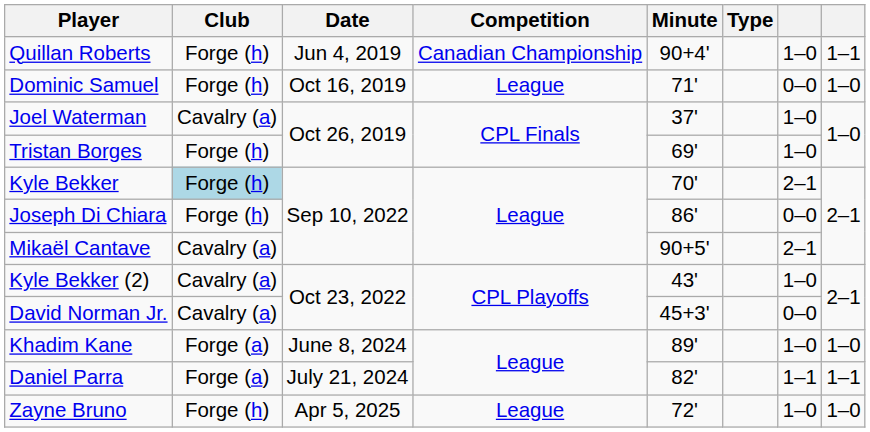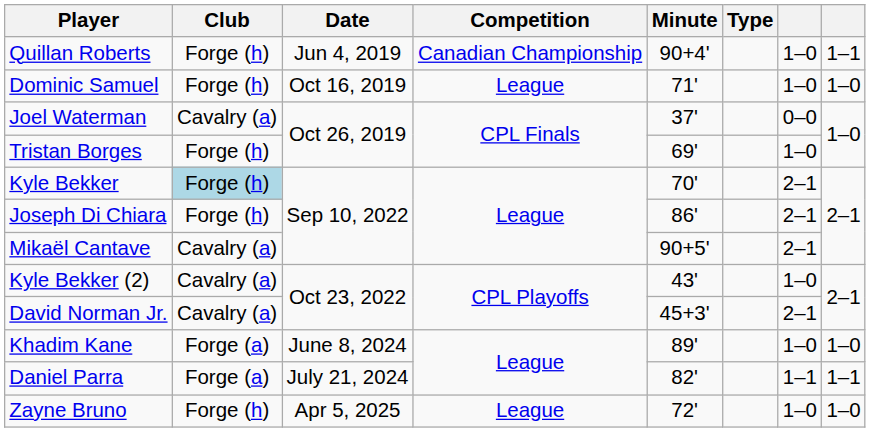(800, 85) 0–0 -> (800, 85) 1–0
(800, 118) 1–0 -> (800, 118) 0–0
(800, 215) 0–0 -> (800, 215) 2–1
(800, 313) 0–0 -> (800, 313) 2–1
